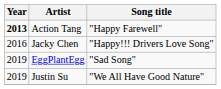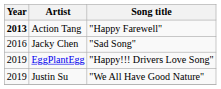(151, 44) "Happy!!! Drivers Love Song" -> (113, 44) "Sad Song"
(113, 60) "Sad Song" -> (151, 60) "Happy!!! Drivers Love Song"
